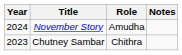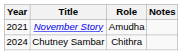(17, 27) 2024 -> (17, 27) 2021
(17, 42) 2023 -> (17, 42) 2024
